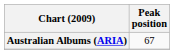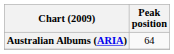(149, 40) 67 -> (149, 40) 64
